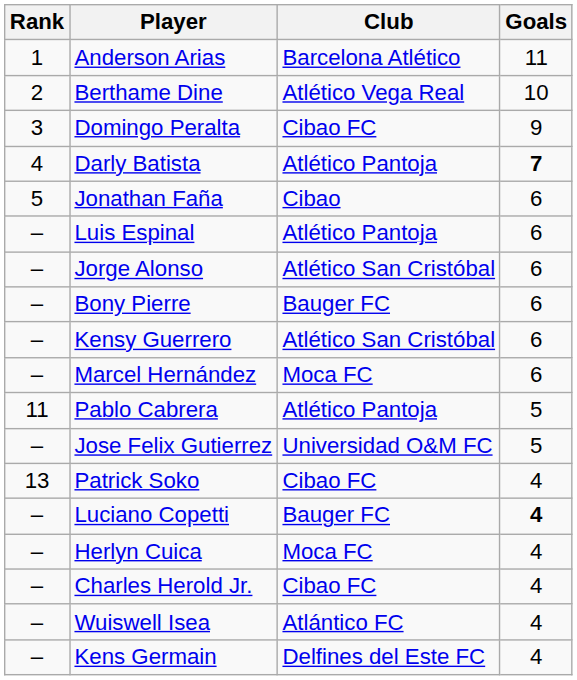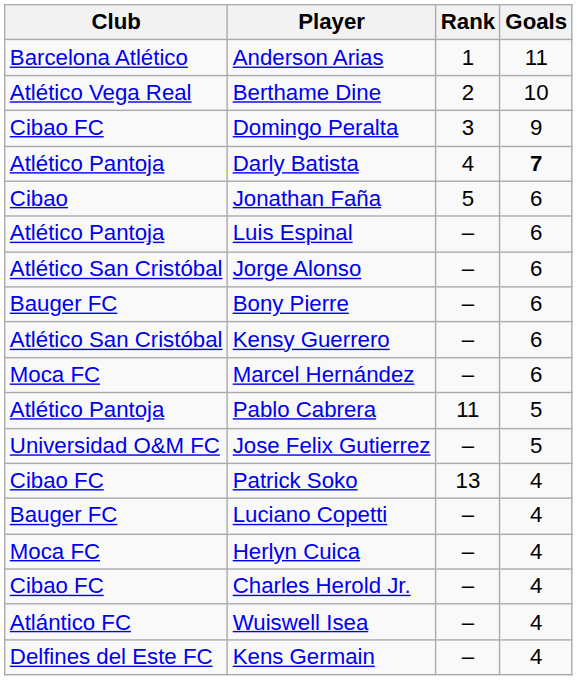columns swapped: (37, 22) <-> (389, 22)
(536, 515) bold -> (536, 515) normal
